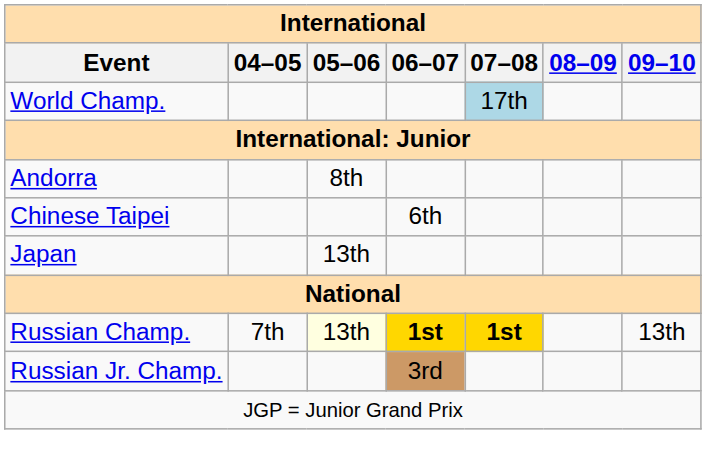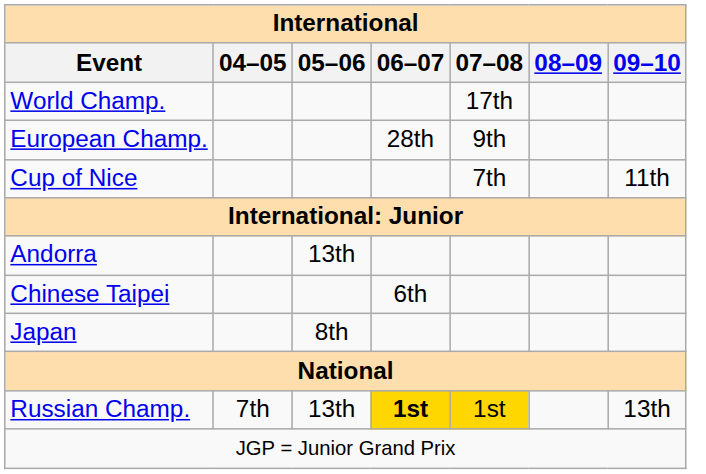(504, 100) lightblue background -> (489, 100) no background
+ row: (109, 139)
+ row: (74, 178)
(346, 178) 8th -> (332, 255) 13th
(346, 255) 13th -> (332, 332) 8th
(346, 332) lightyellow background -> (332, 409) no background
(504, 332) bold -> (489, 409) normal
- row: (116, 370)
